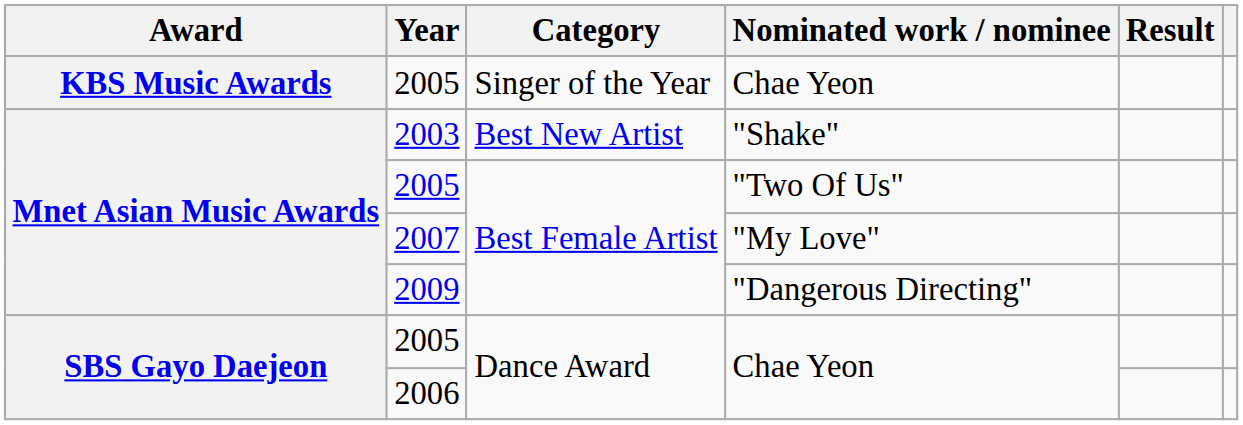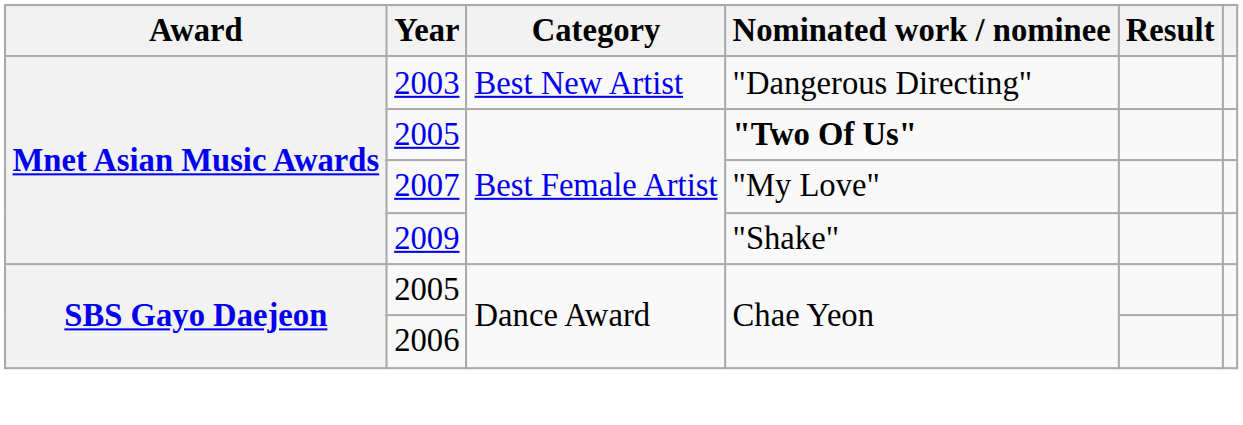- row: (427, 82)
(786, 133) "Shake" -> (882, 82) "Dangerous Directing"
(818, 185) normal -> (825, 133) bold
(882, 289) "Dangerous Directing" -> (786, 237) "Shake"
